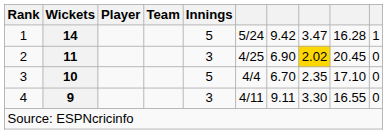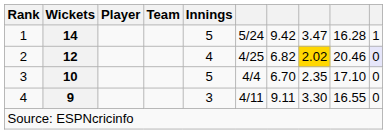(70, 56) 11 -> (70, 56) 12
(209, 56) 3 -> (209, 56) 4
(283, 56) 6.90 -> (283, 56) 6.82
(350, 56) 20.45 -> (350, 56) 20.46
(376, 56) no background -> (376, 56) lavender background
